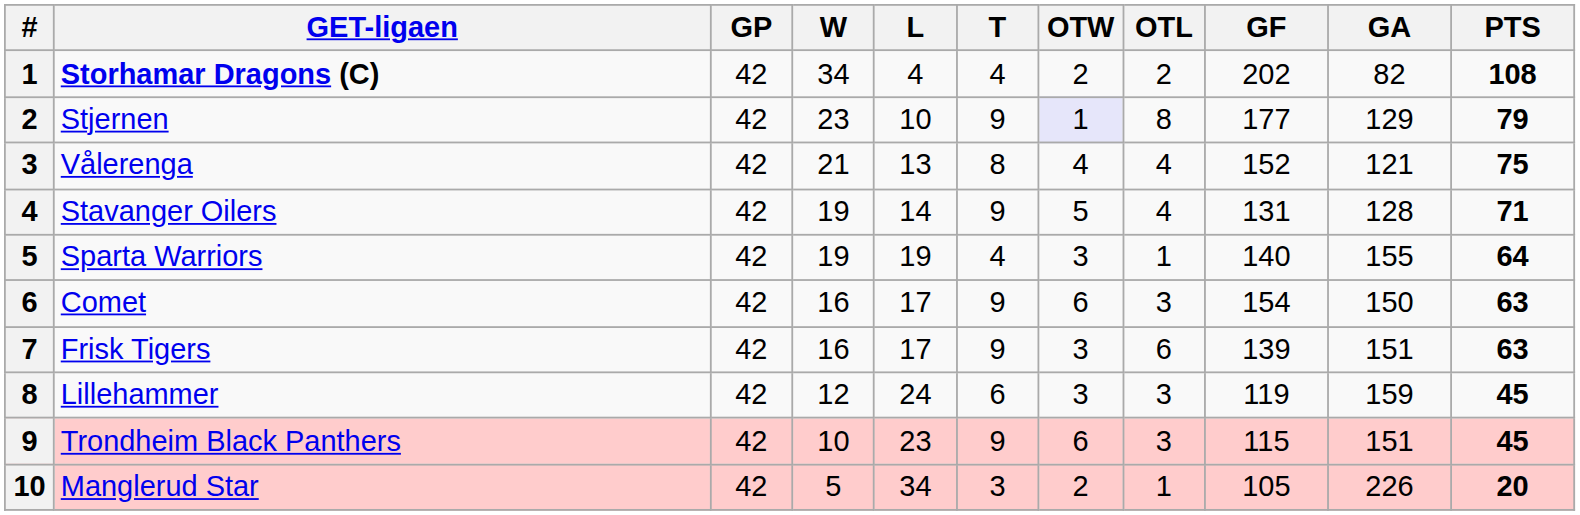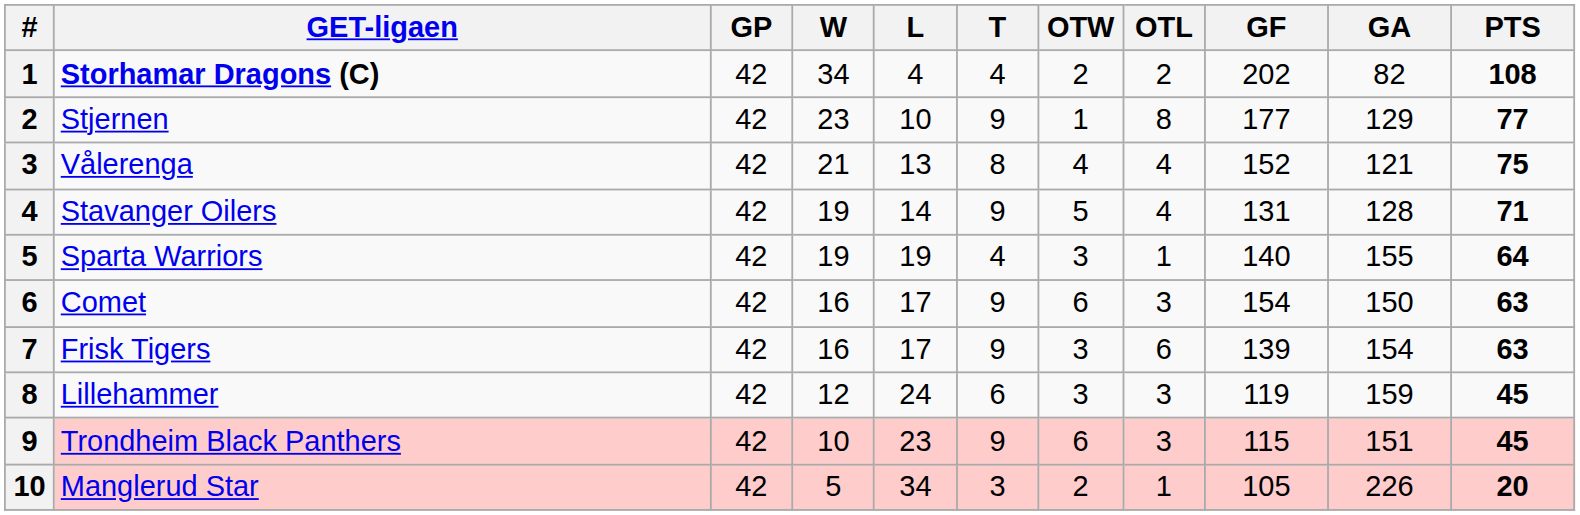(1081, 119) lavender background -> (1081, 119) no background
(1513, 119) 79 -> (1513, 119) 77
(1389, 348) 151 -> (1389, 348) 154
